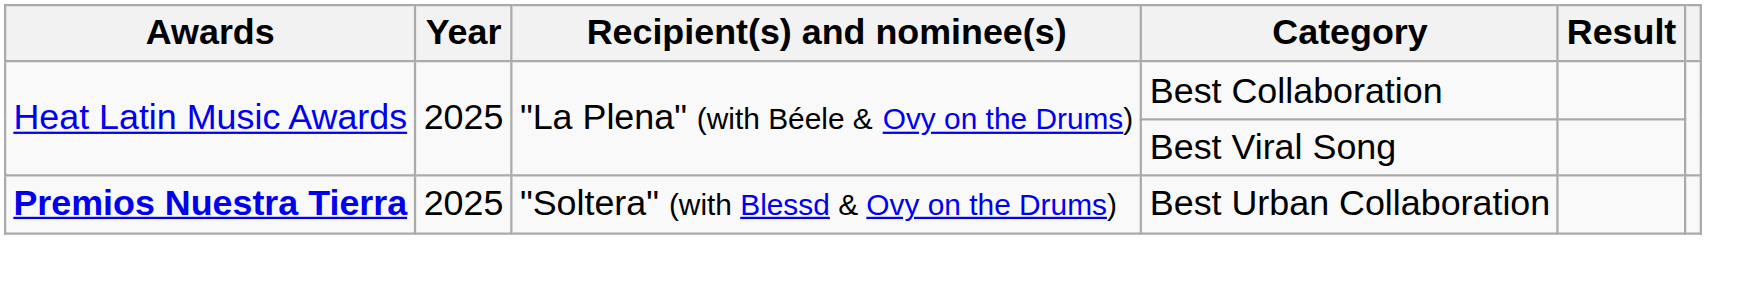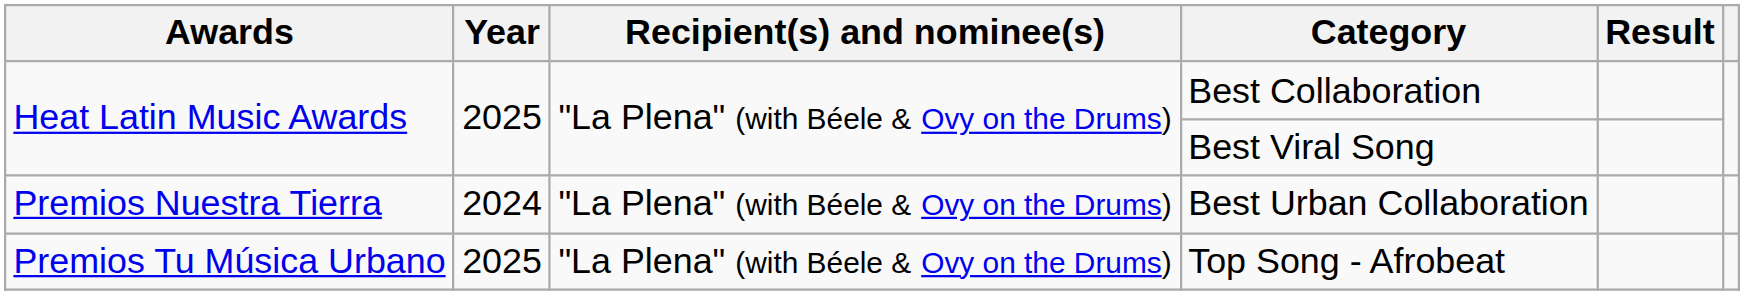(210, 203) bold -> (198, 203) normal
(464, 203) 2025 -> (502, 203) 2024
(818, 203) "Soltera" (with Blessd & Ovy on the Drums) -> (865, 203) "La Plena" (with Béele & Ovy on the Drums)
+ row: (1347, 260)
